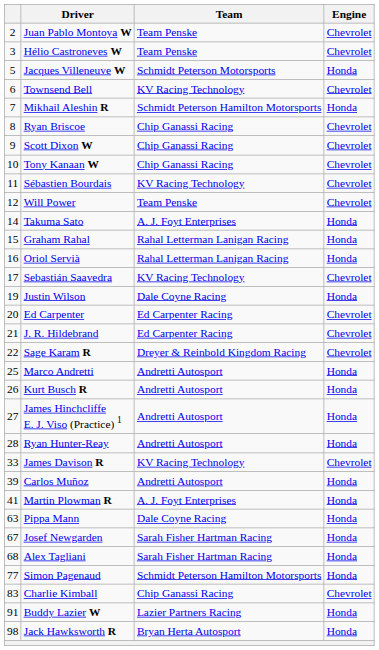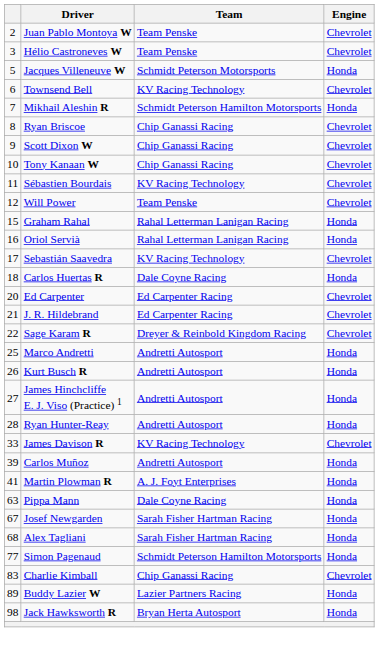- row: (54, 220)
+ row: (63, 277)
- row: (55, 296)
(13, 612) 91 -> (13, 593) 89
